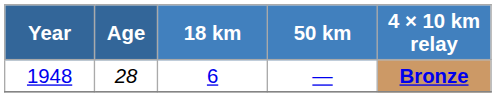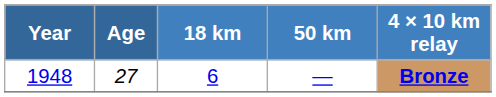(126, 76) 28 -> (126, 76) 27
